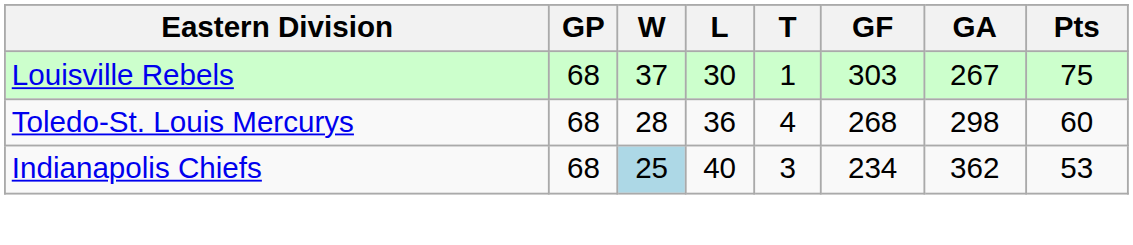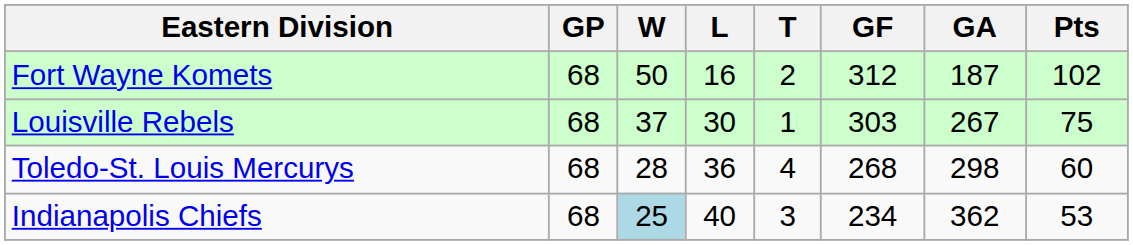+ row: (142, 74)
